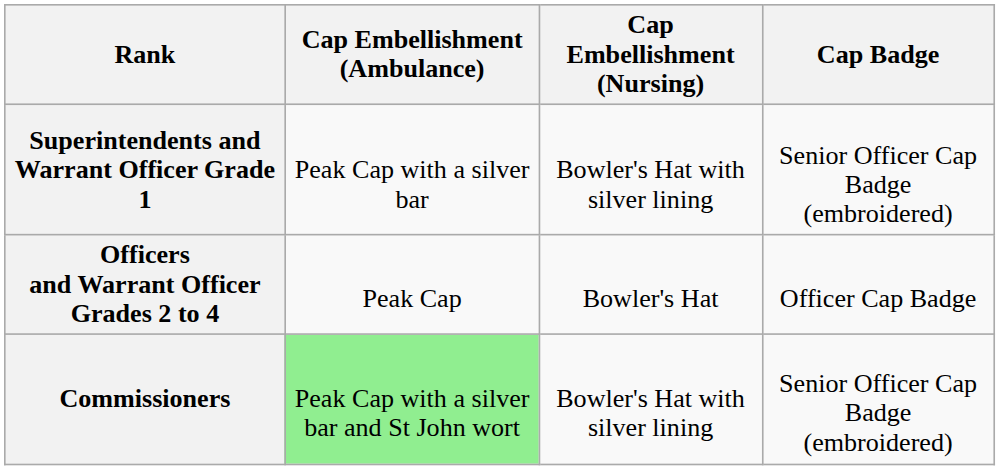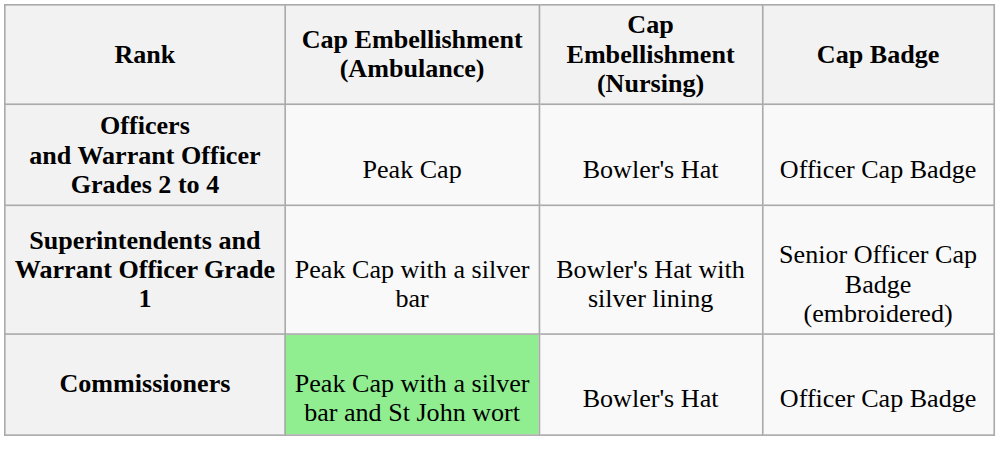rows swapped: (145, 283) <-> (145, 169)
(651, 413) Bowler's Hat with silver lining -> (651, 398) Bowler's Hat
(878, 413) Senior Officer Cap Badge (embroidered) -> (878, 398) Officer Cap Badge
